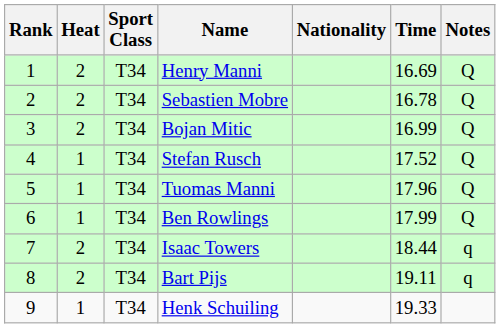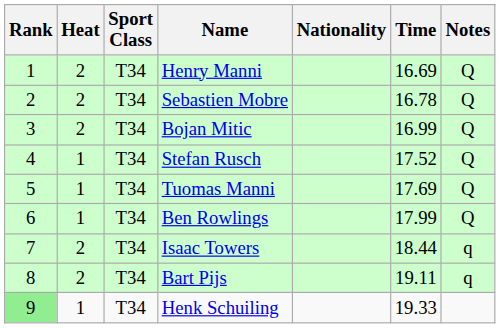(416, 188) 17.96 -> (416, 188) 17.69
(31, 307) no background -> (31, 307) lightgreen background
